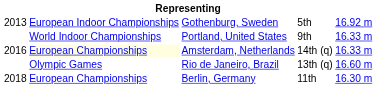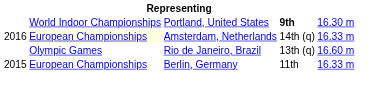- row: (230, 22)
(304, 37) normal -> (287, 22) bold
(354, 37) 16.33 m -> (336, 22) 16.30 m
(15, 79) 2018 -> (15, 65) 2015
(354, 79) 16.30 m -> (336, 65) 16.33 m
